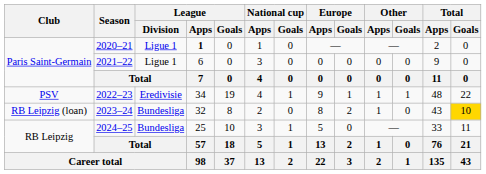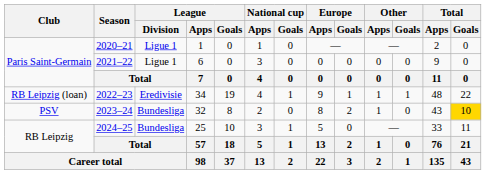(200, 45) bold -> (200, 45) normal
(49, 95) PSV -> (49, 95) RB Leipzig (loan)
(49, 111) RB Leipzig (loan) -> (49, 111) PSV
